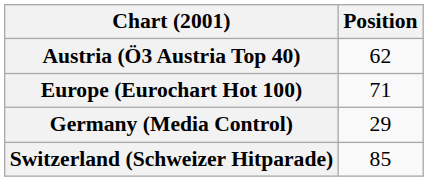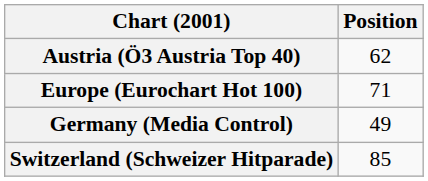(380, 124) 29 -> (380, 124) 49
